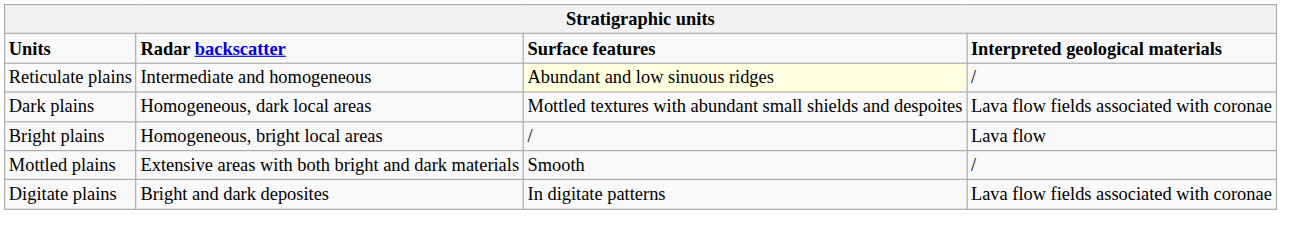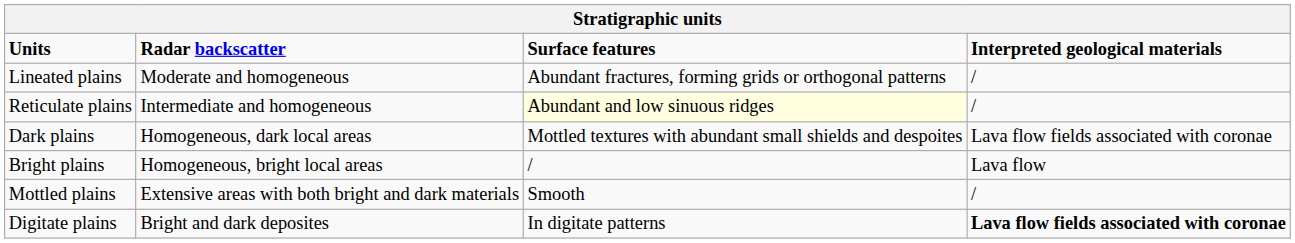+ row: (65, 77)
(1121, 194) normal -> (1128, 223) bold
